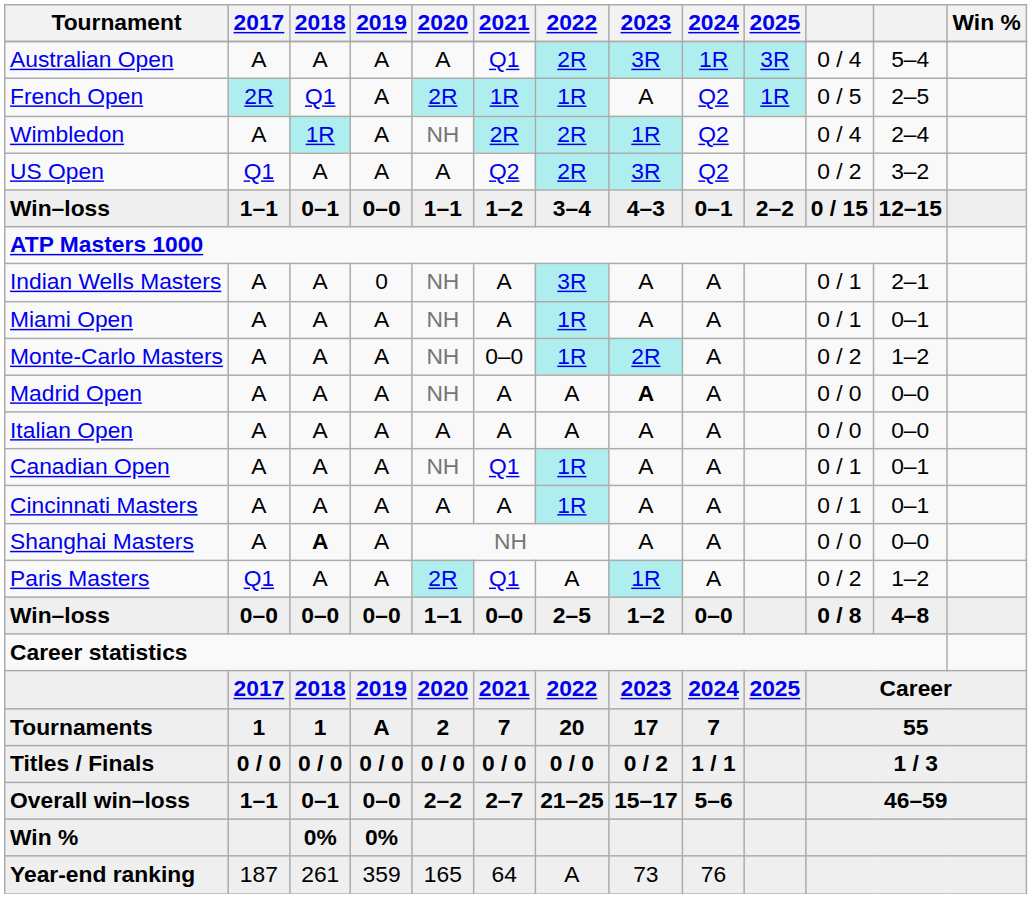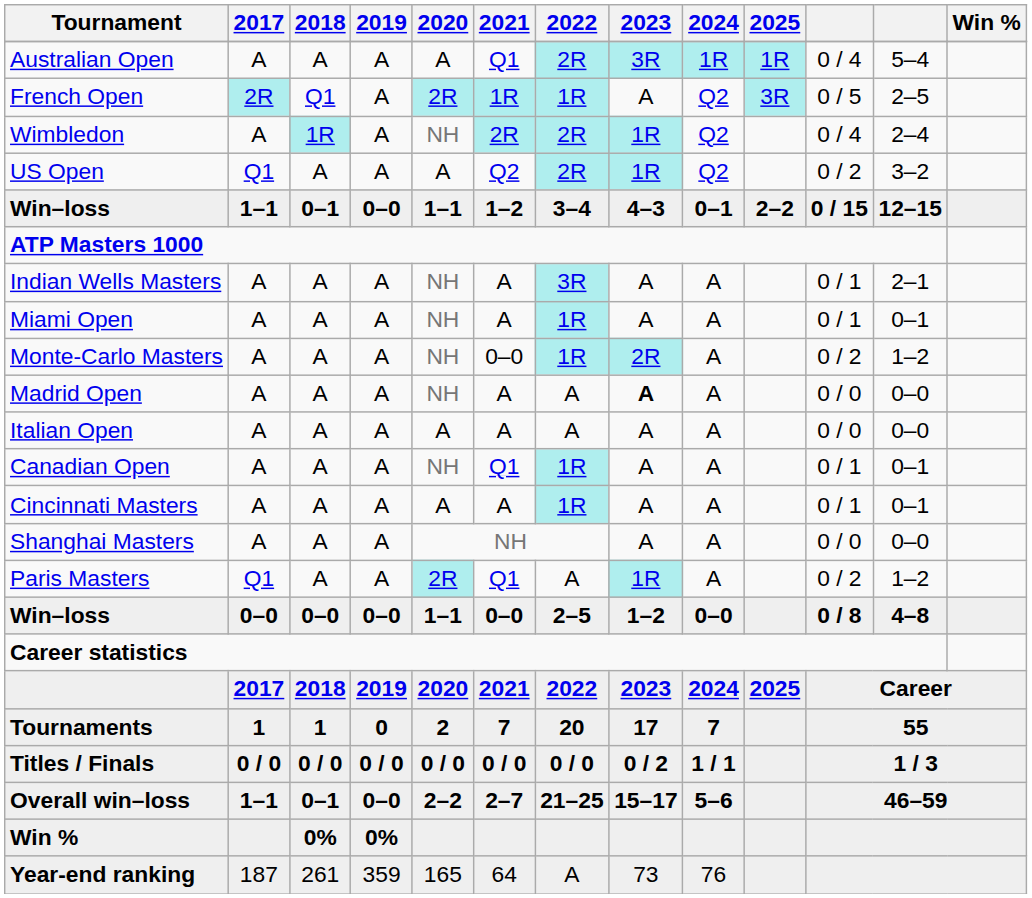(775, 59) 3R -> (775, 59) 1R
(775, 96) 1R -> (775, 96) 3R
(646, 170) 3R -> (646, 170) 1R
(382, 281) 0 -> (382, 281) A
(320, 540) bold -> (320, 540) normal
(382, 726) A -> (382, 726) 0
